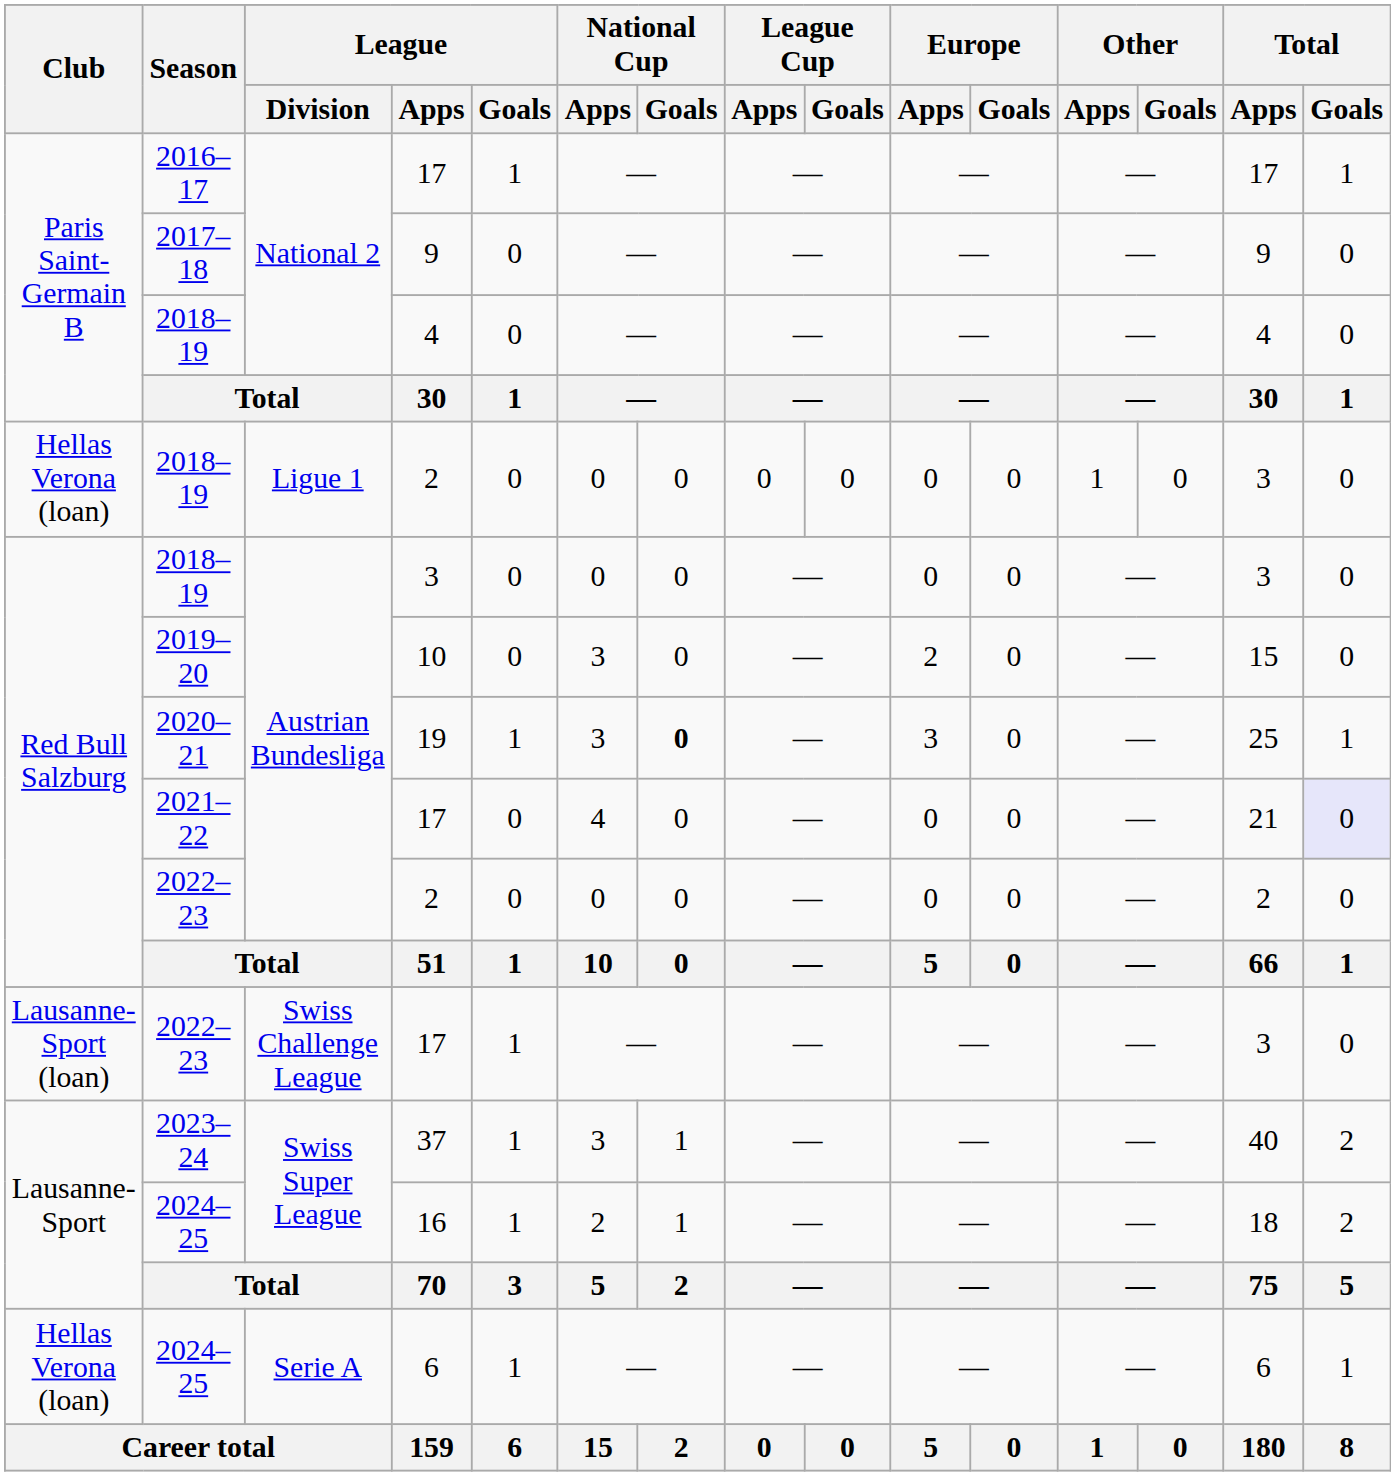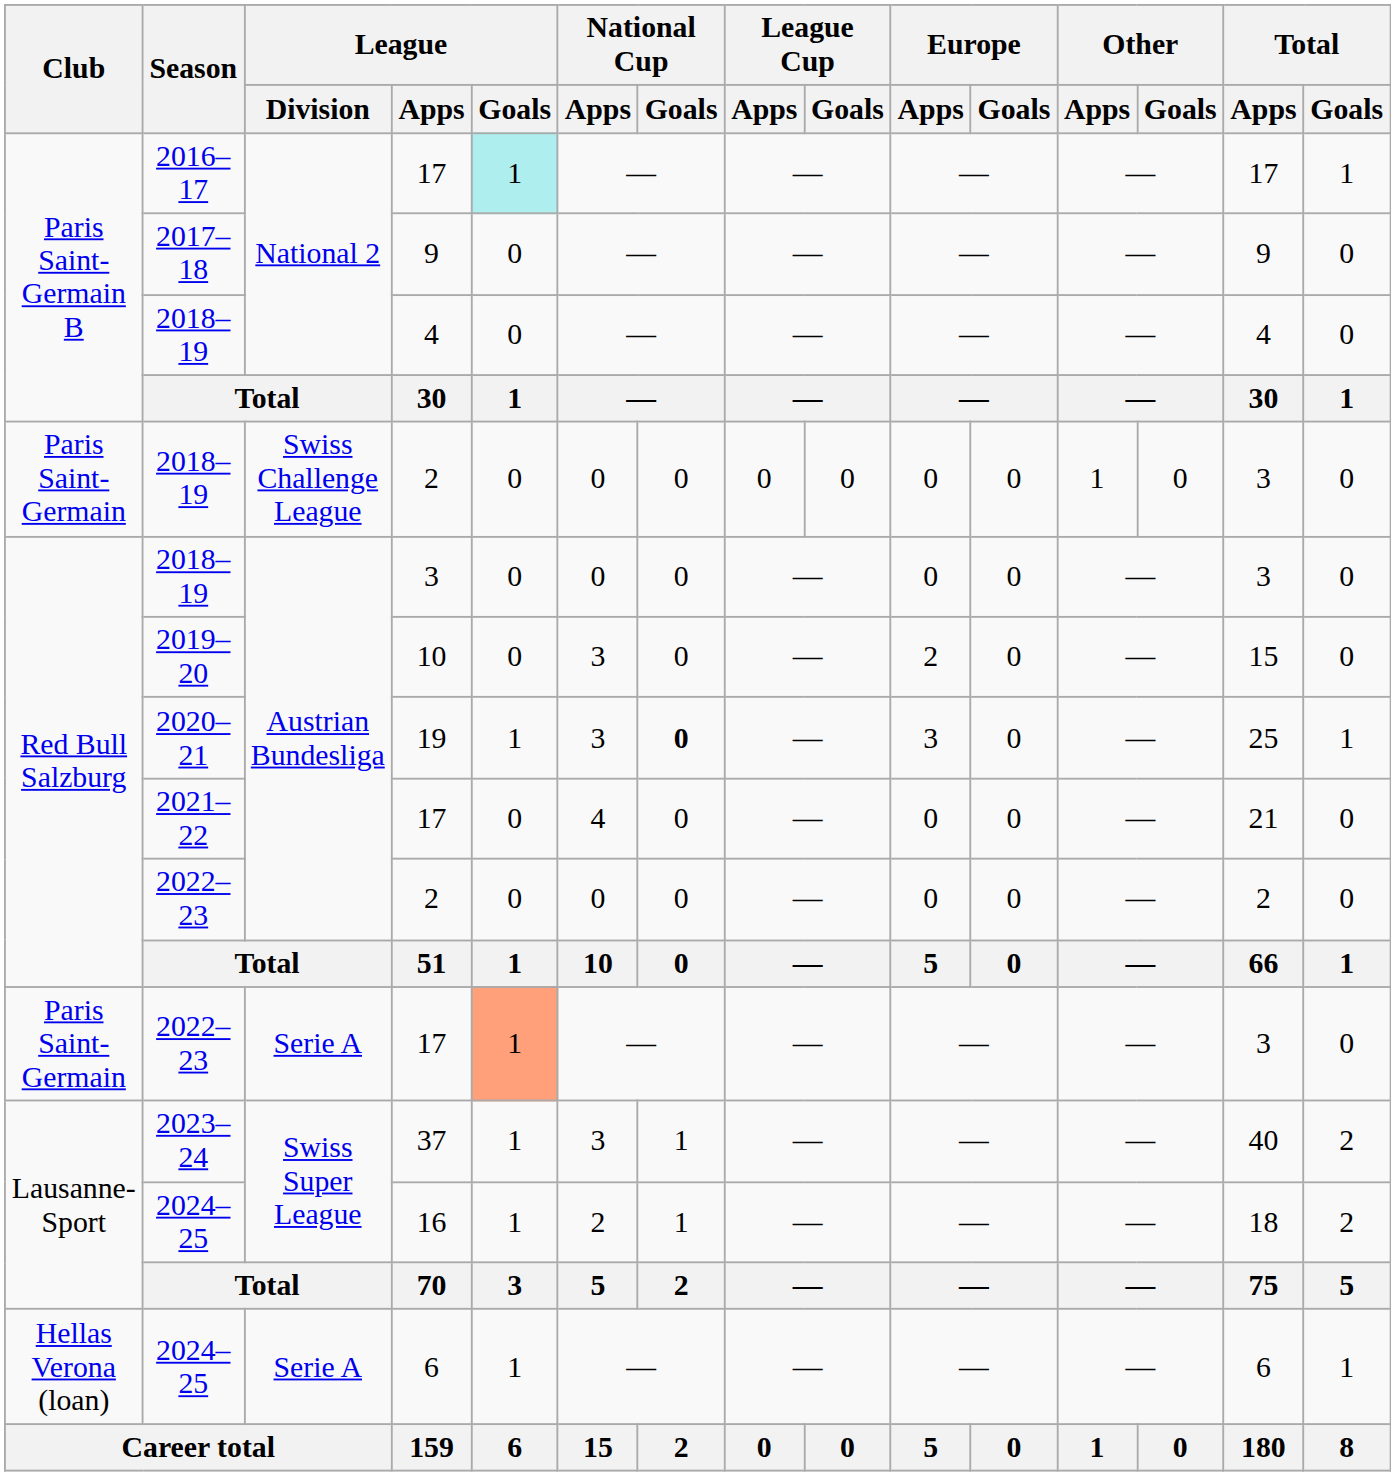(515, 172) no background -> (515, 172) paleturquoise background
(74, 478) Hellas Verona (loan) -> (74, 478) Paris Saint-Germain
(318, 478) Ligue 1 -> (318, 478) Swiss Challenge League
(1347, 818) lavender background -> (1347, 818) no background
(74, 1043) Lausanne-Sport (loan) -> (74, 1043) Paris Saint-Germain
(318, 1043) Swiss Challenge League -> (318, 1043) Serie A
(515, 1043) no background -> (515, 1043) lightsalmon background
